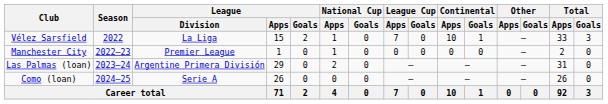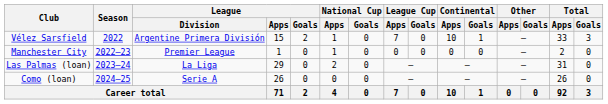(200, 38) La Liga -> (200, 38) Argentine Primera División
(200, 65) Argentine Primera División -> (200, 65) La Liga
